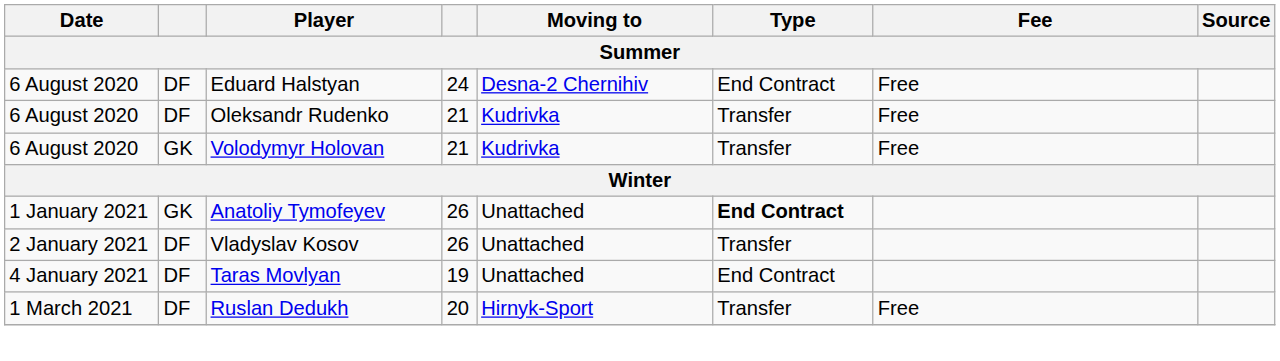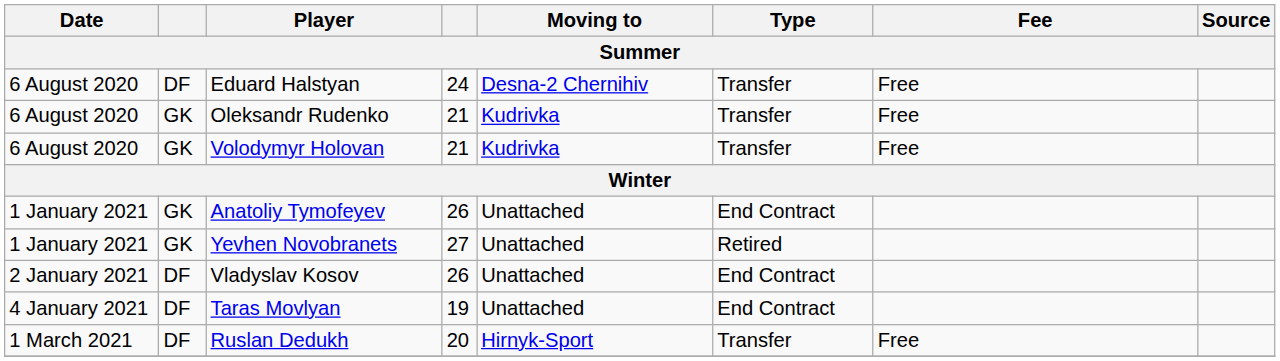(776, 84) End Contract -> (754, 84) Transfer
(177, 116) DF -> (178, 116) GK
(781, 212) bold -> (776, 212) normal
+ row: (304, 244)
(754, 244) Transfer -> (776, 276) End Contract
